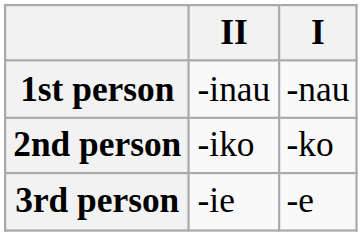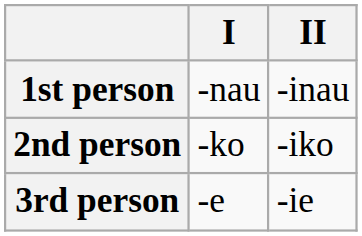columns swapped: (318, 32) <-> (234, 32)
